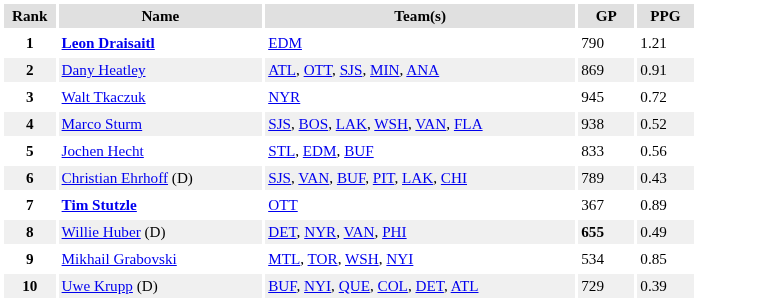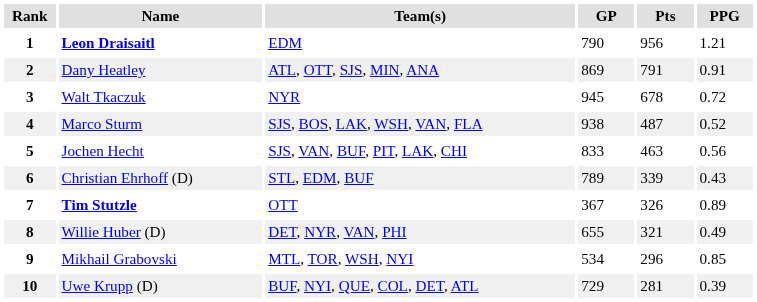+ column: (665, 16)
(321, 150) STL, EDM, BUF -> (368, 150) SJS, VAN, BUF, PIT, LAK, CHI
(368, 178) SJS, VAN, BUF, PIT, LAK, CHI -> (321, 178) STL, EDM, BUF
(593, 232) bold -> (593, 232) normal
